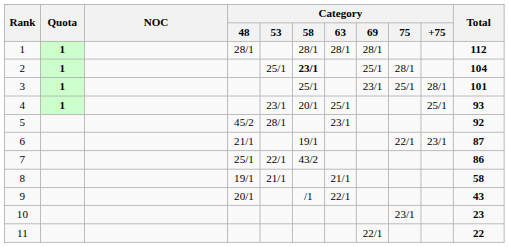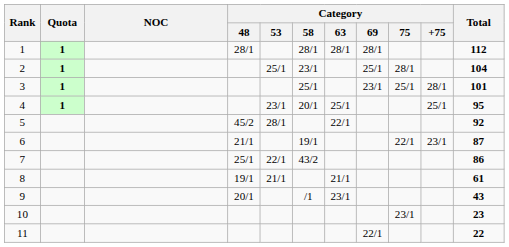(308, 68) bold -> (308, 68) normal
(479, 105) 93 -> (479, 105) 95
(340, 123) 23/1 -> (340, 123) 22/1
(479, 178) 58 -> (479, 178) 61
(340, 196) 22/1 -> (340, 196) 23/1
